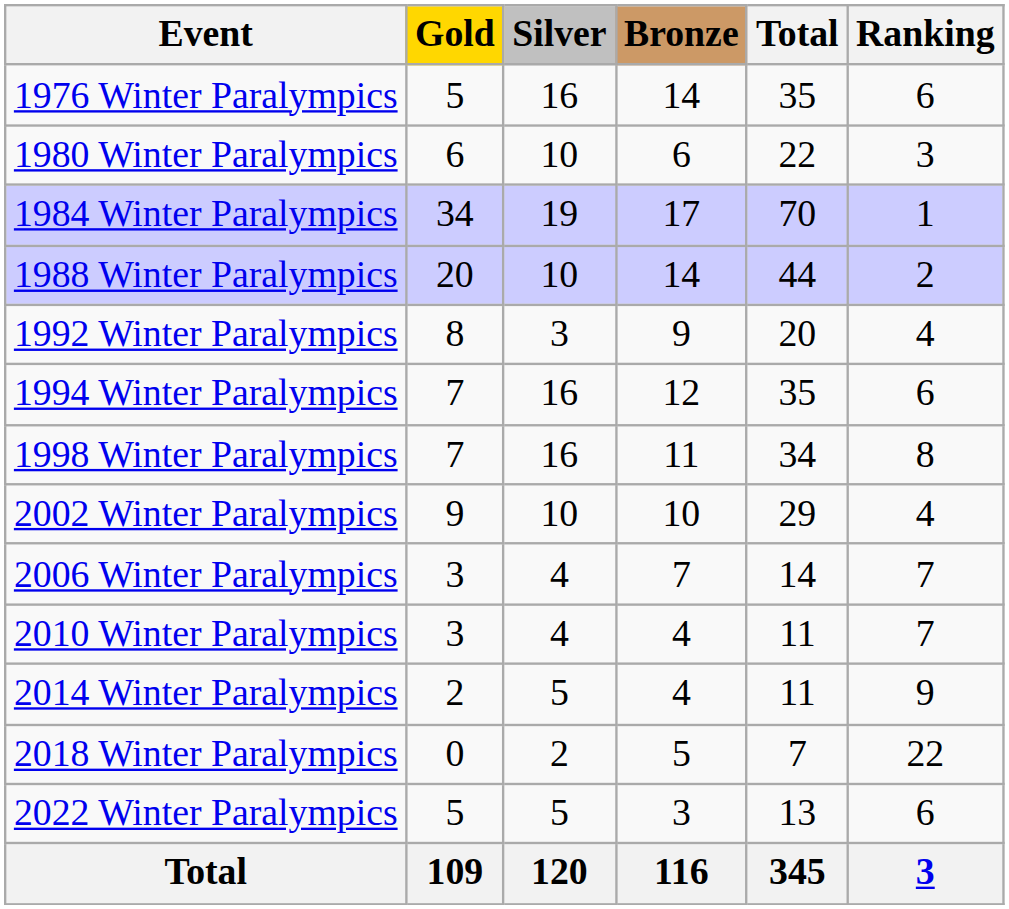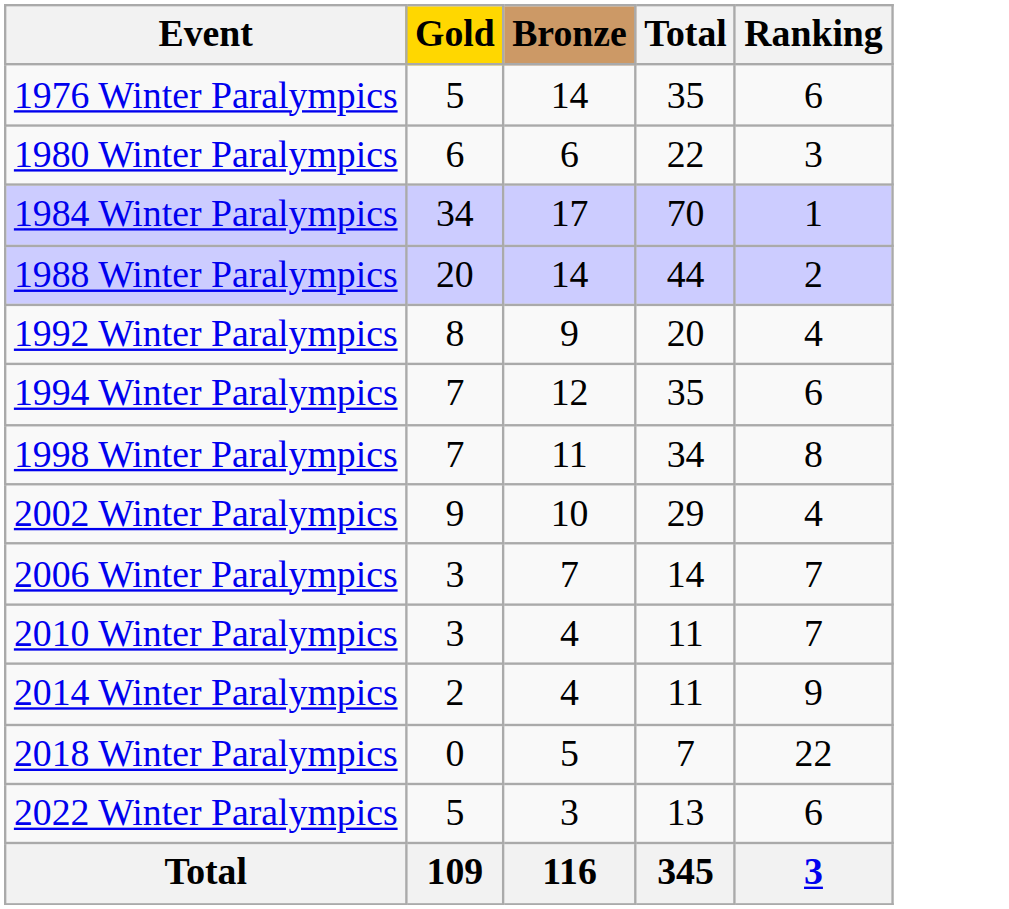- column: (559, 34)
